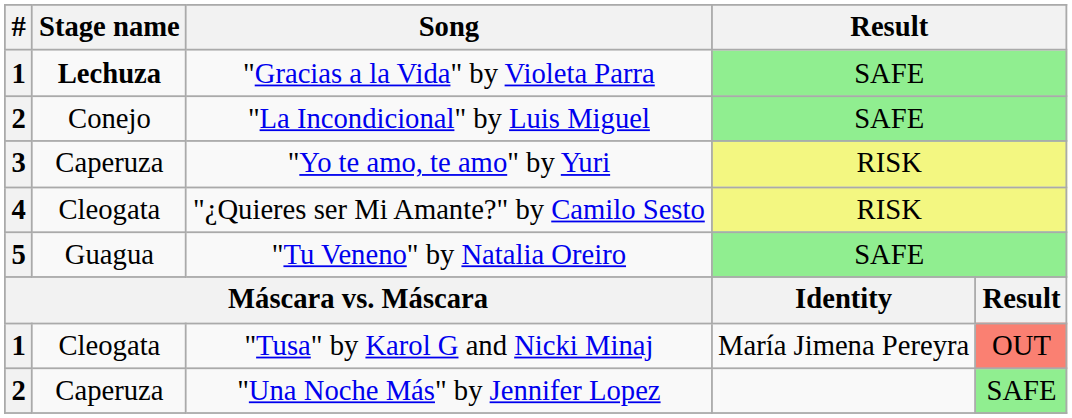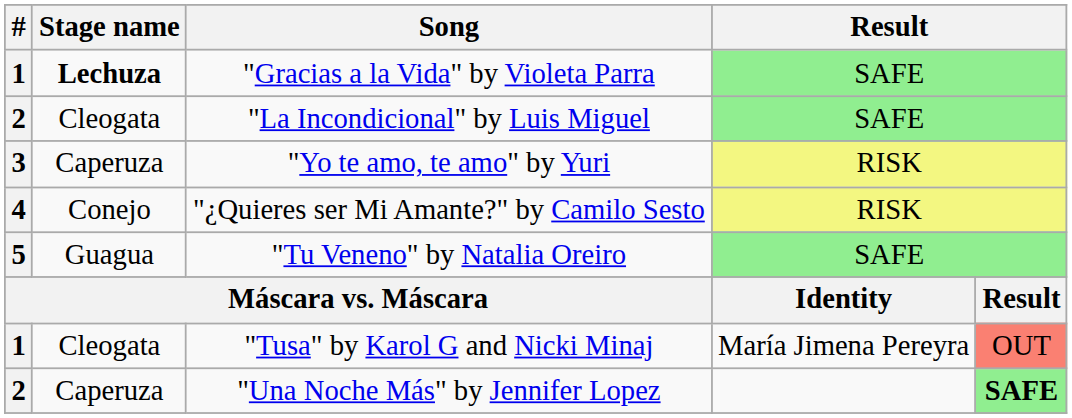(109, 118) Conejo -> (109, 118) Cleogata
(109, 208) Cleogata -> (109, 208) Conejo
(1021, 390) normal -> (1021, 390) bold
